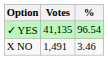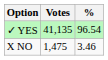(55, 47) 1,491 -> (55, 47) 1,475
